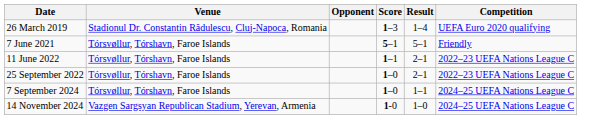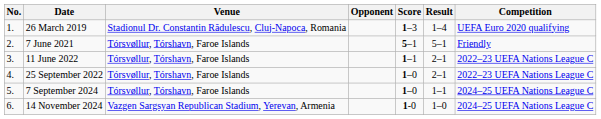+ column: (14, 12)
